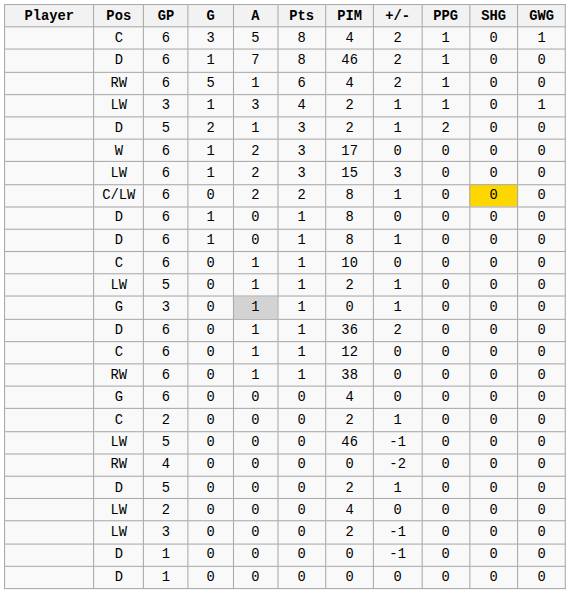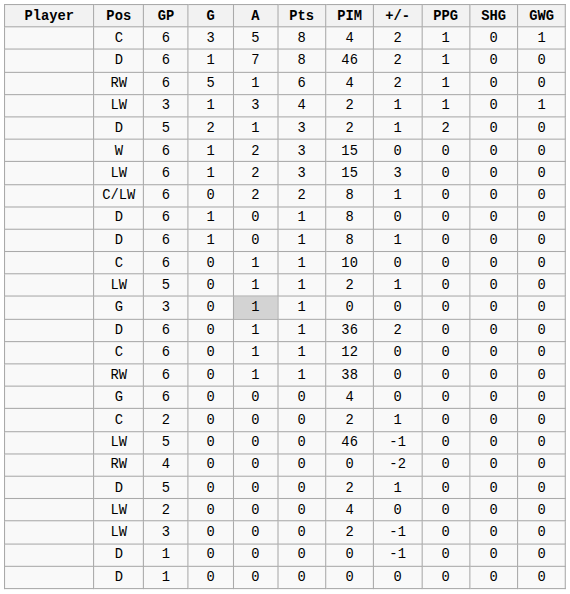(350, 151) 17 -> (350, 151) 15
(494, 195) gold background -> (494, 195) no background
(398, 308) 1 -> (398, 308) 0
